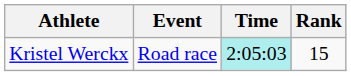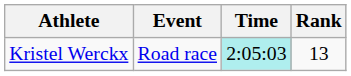(319, 53) 15 -> (319, 53) 13
